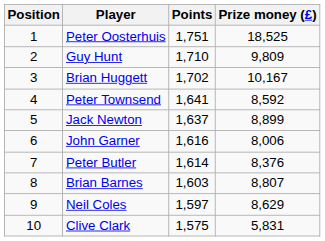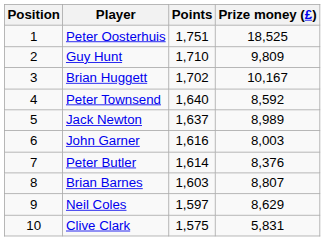(192, 99) 1,641 -> (192, 99) 1,640
(268, 120) 8,899 -> (268, 120) 8,989
(268, 141) 8,006 -> (268, 141) 8,003
